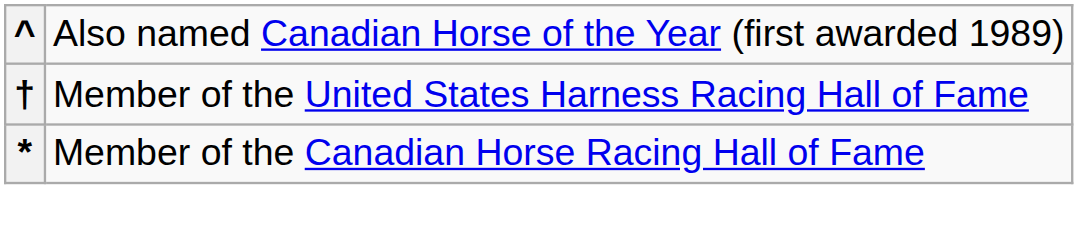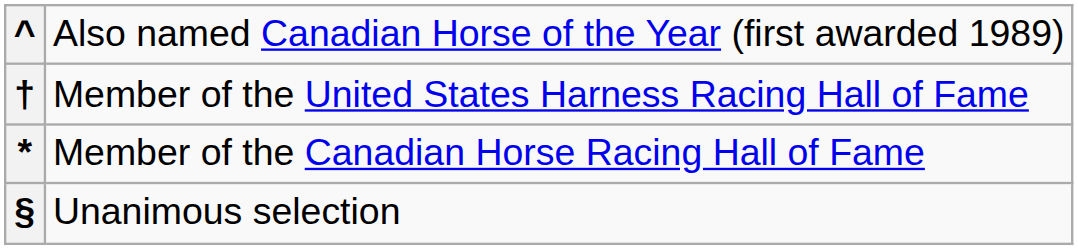+ row: (25, 212)
